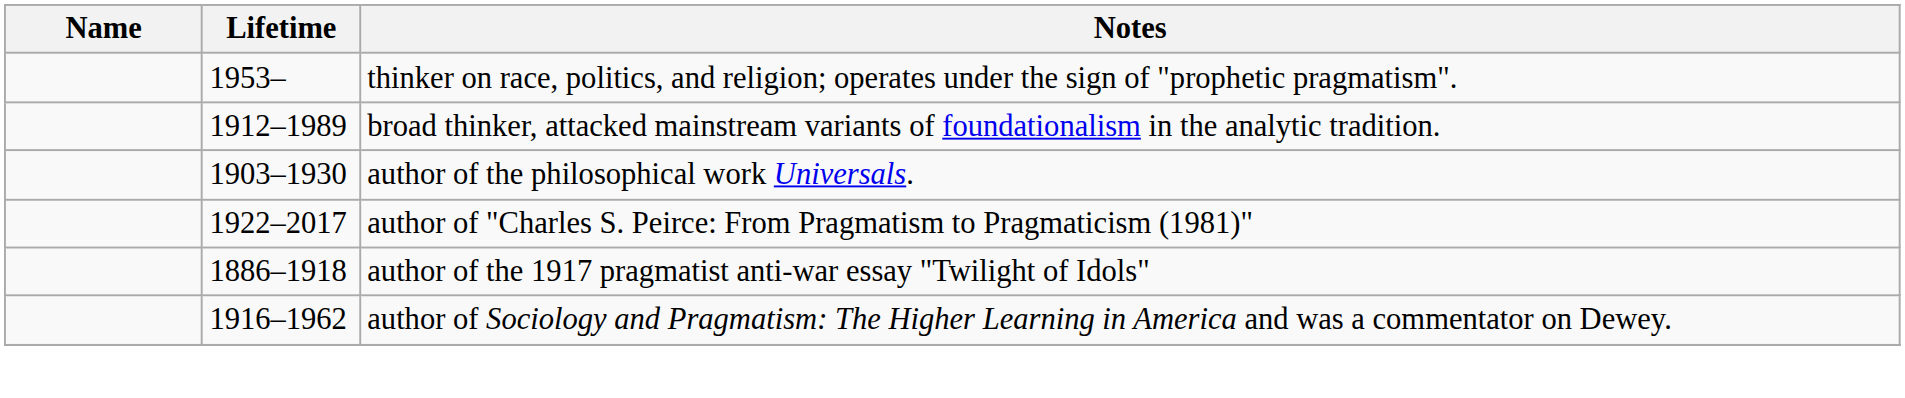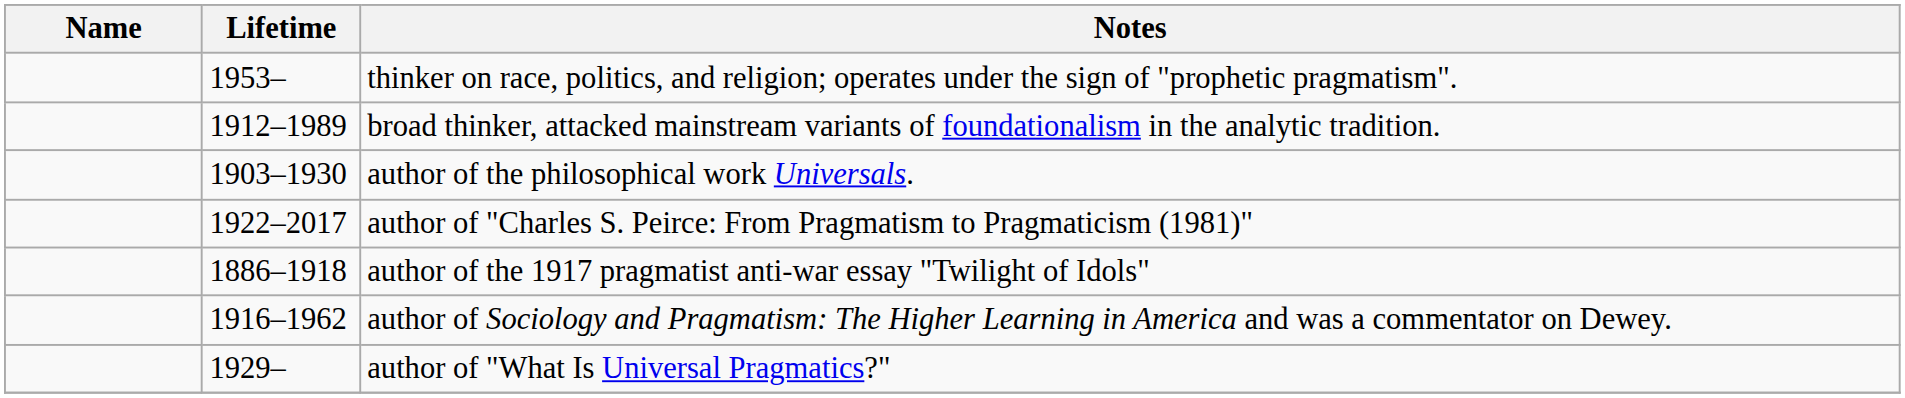+ row: (629, 367)
